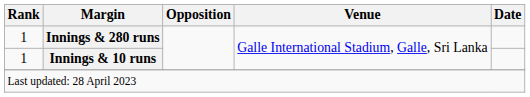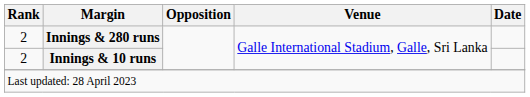(24, 37) 1 -> (24, 37) 2
(24, 59) 1 -> (24, 59) 2
